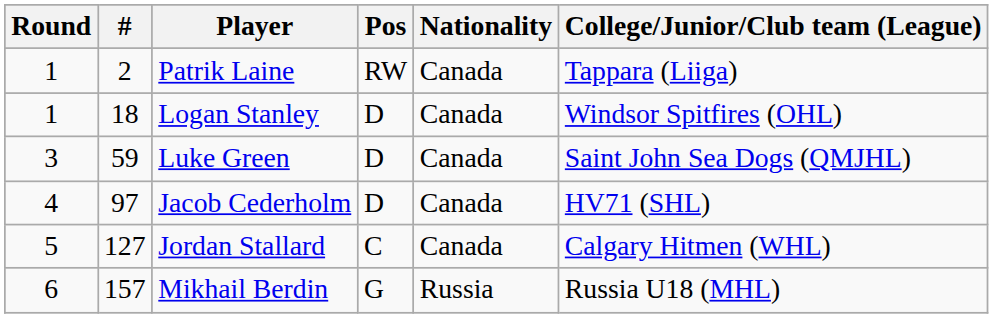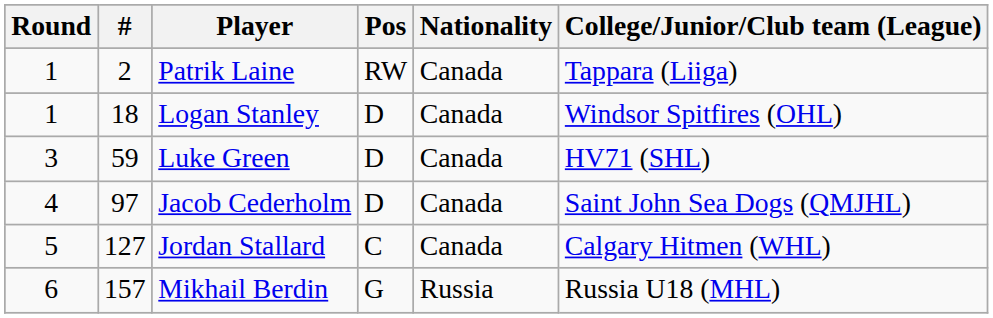(738, 158) Saint John Sea Dogs (QMJHL) -> (638, 158) HV71 (SHL)
(638, 202) HV71 (SHL) -> (738, 202) Saint John Sea Dogs (QMJHL)
